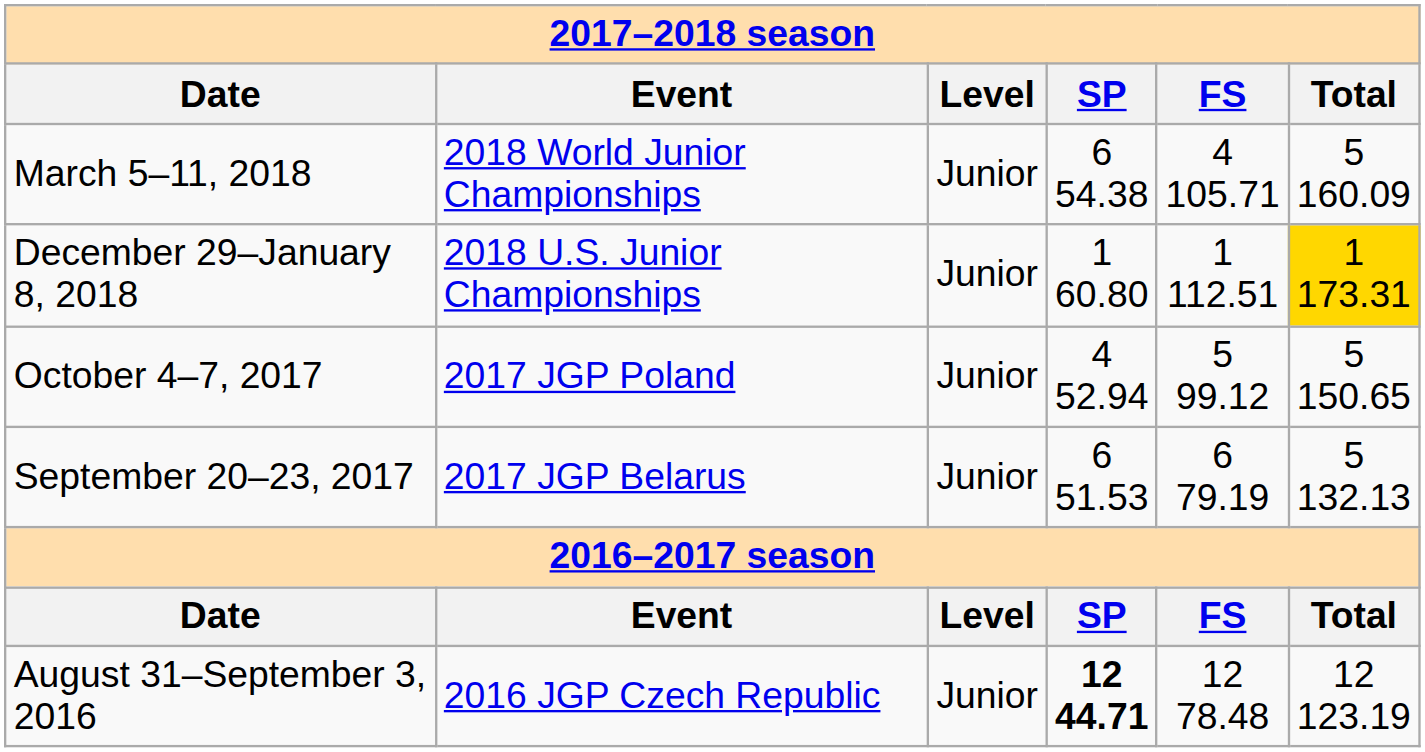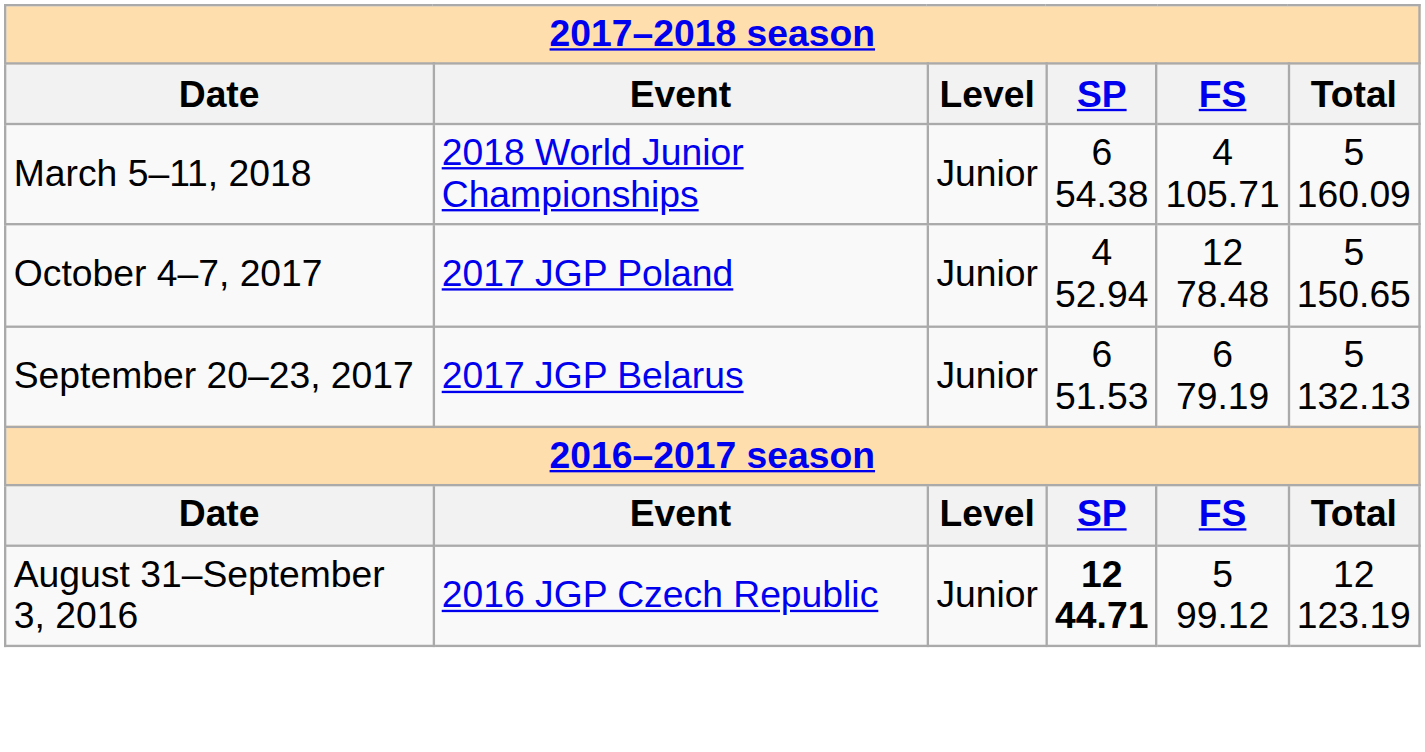- row: (202, 274)
(1223, 375) 5 99.12 -> (1223, 274) 12 78.48
(1223, 695) 12 78.48 -> (1223, 594) 5 99.12
